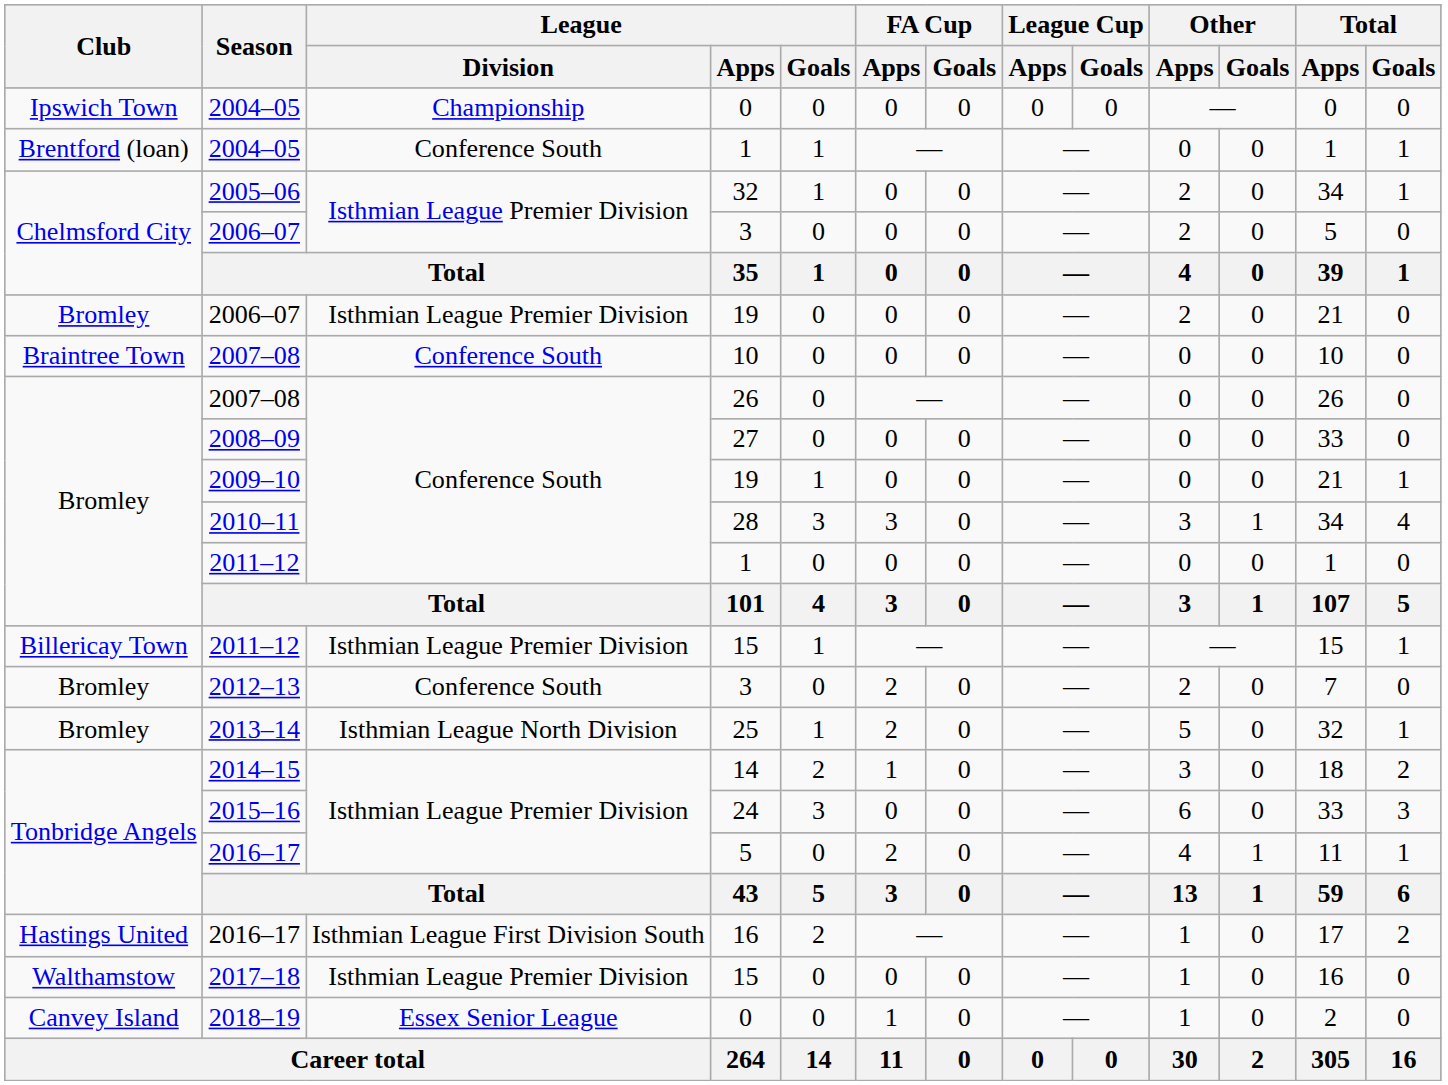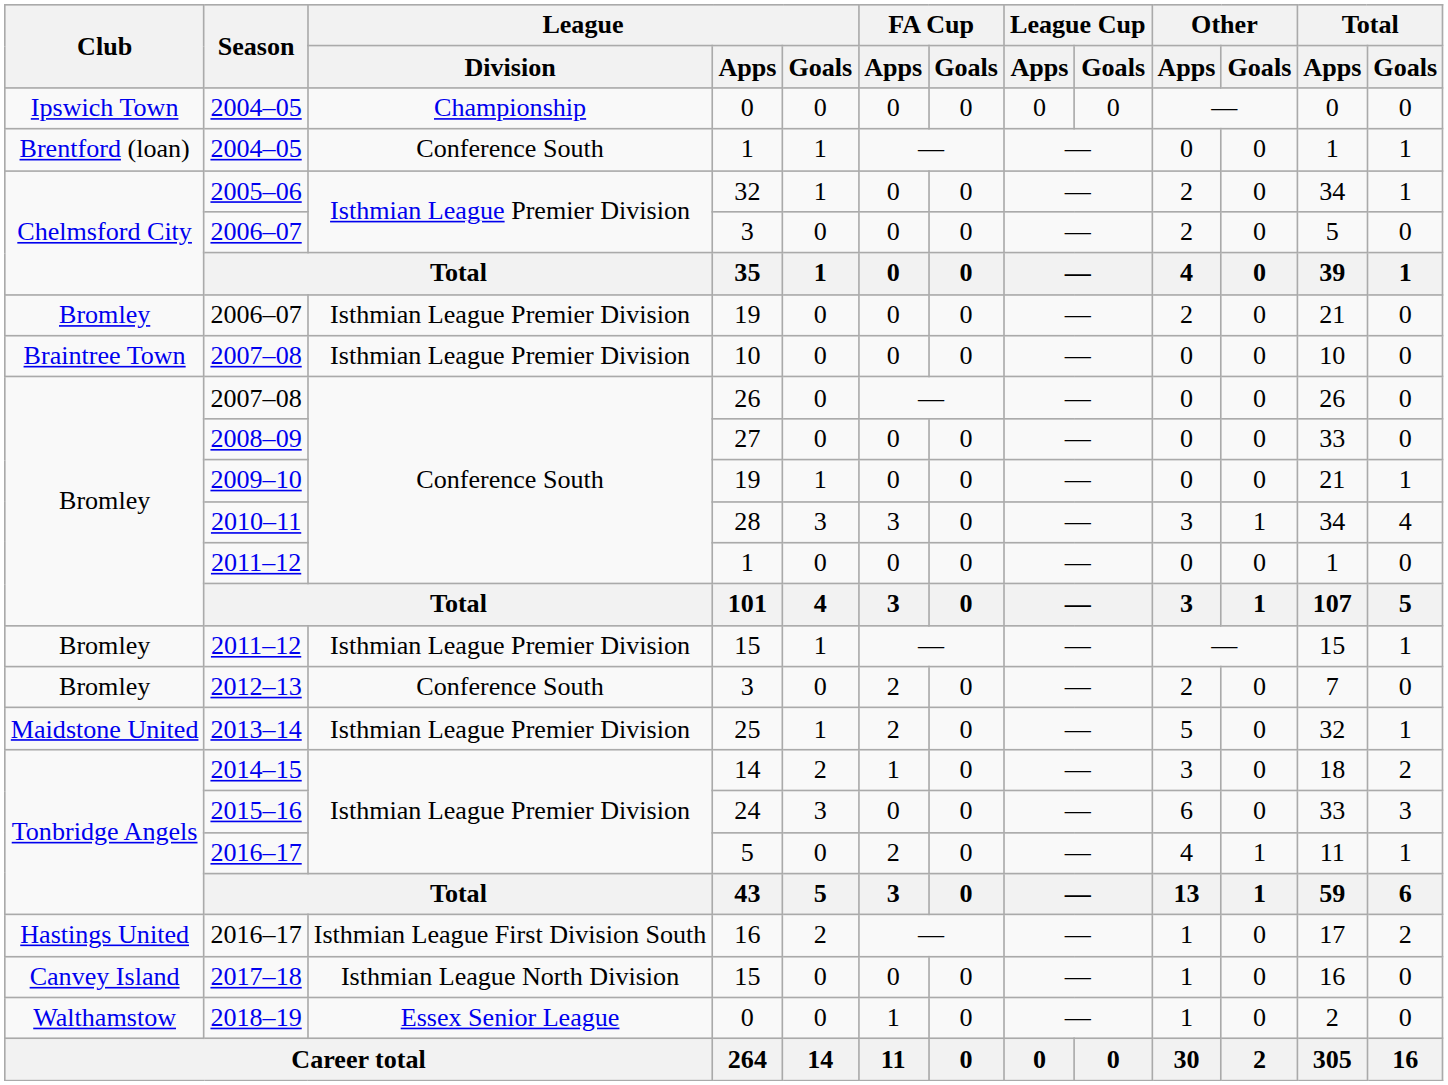(508, 356) Conference South -> (510, 356) Isthmian League Premier Division
(104, 645) Billericay Town -> (105, 645) Bromley
(104, 728) Bromley -> (105, 728) Maidstone United
(508, 728) Isthmian League North Division -> (510, 728) Isthmian League Premier Division
(104, 976) Walthamstow -> (105, 976) Canvey Island
(508, 976) Isthmian League Premier Division -> (510, 976) Isthmian League North Division
(104, 1017) Canvey Island -> (105, 1017) Walthamstow
